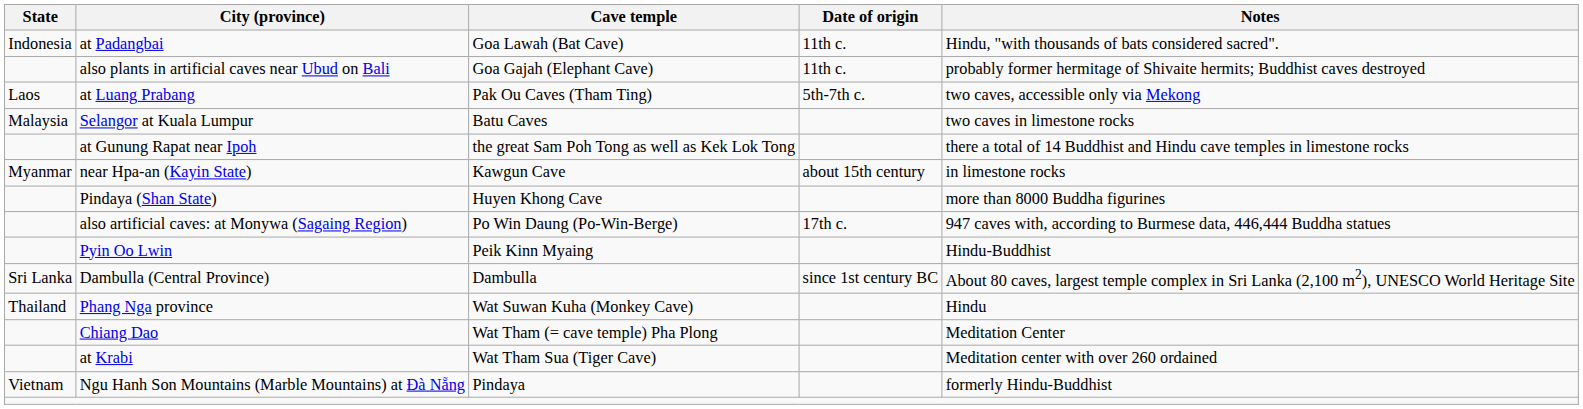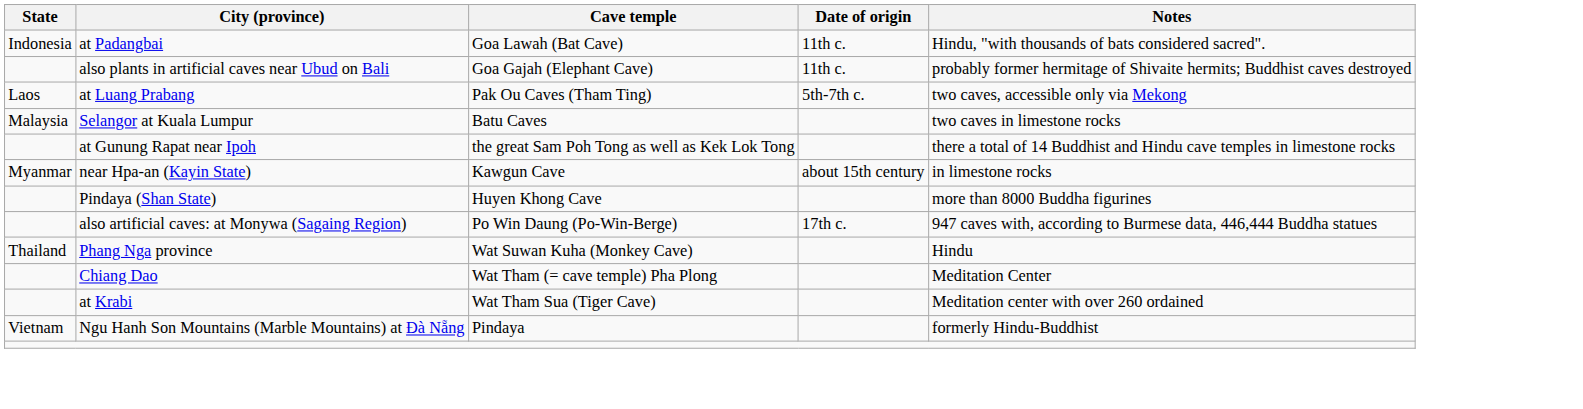- row: (126, 250)
- row: (174, 278)
